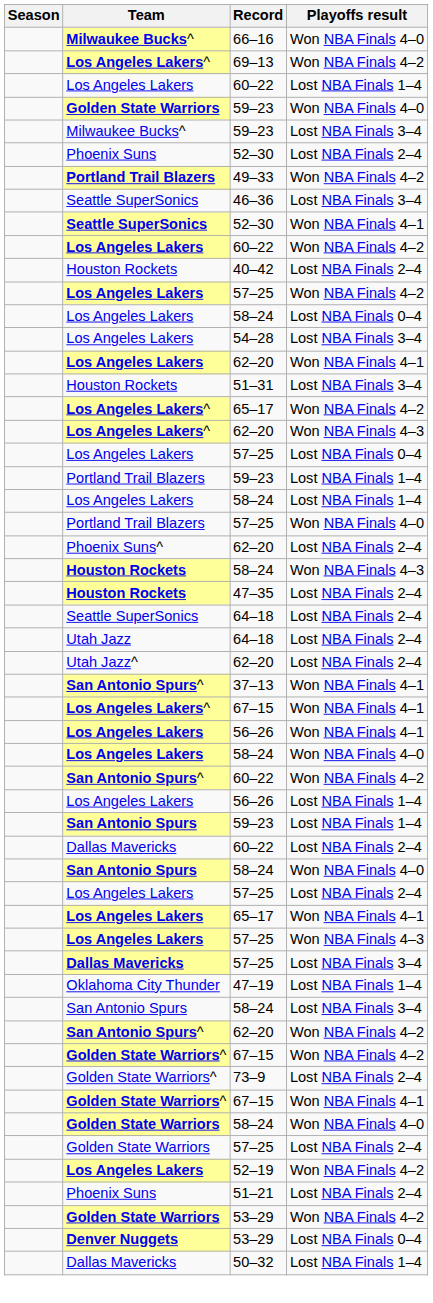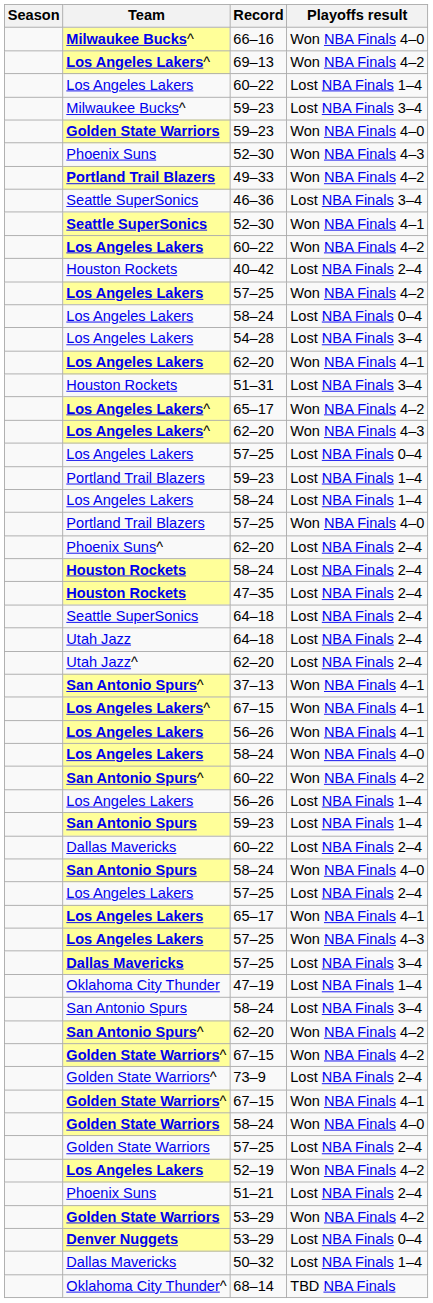rows swapped: (126, 131) <-> (143, 108)
(356, 154) Lost NBA Finals 2–4 -> (357, 154) Won NBA Finals 4–3
(357, 570) Won NBA Finals 4–3 -> (356, 570) Lost NBA Finals 2–4
+ row: (146, 1286)
